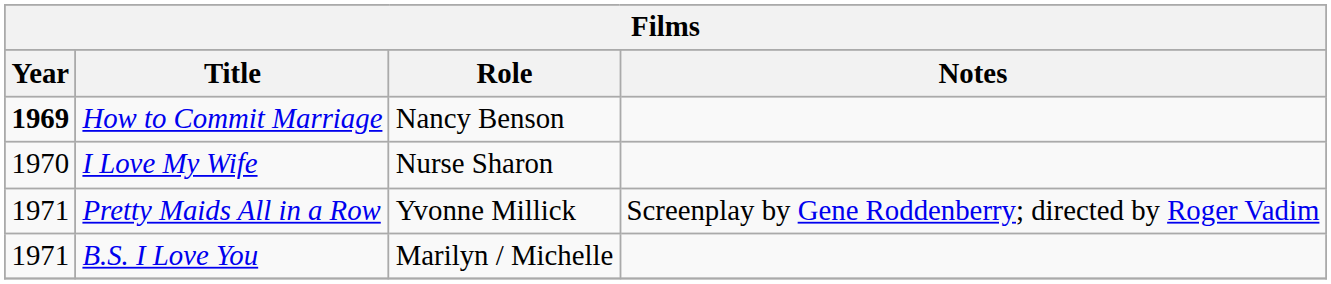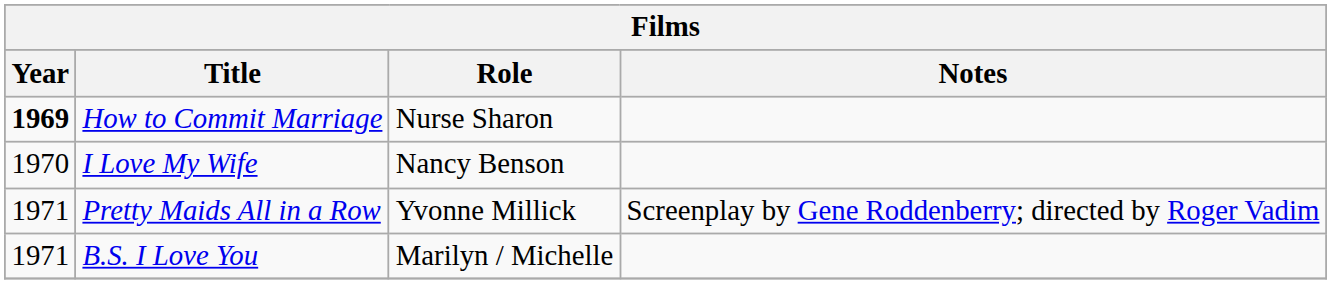(480, 118) Nancy Benson -> (474, 118) Nurse Sharon
(474, 164) Nurse Sharon -> (480, 164) Nancy Benson
